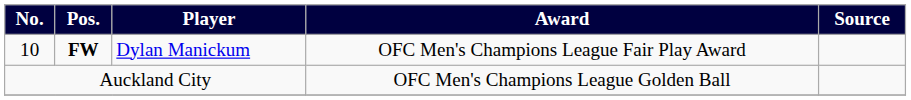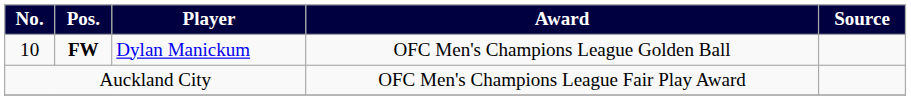(562, 49) OFC Men's Champions League Fair Play Award -> (562, 49) OFC Men's Champions League Golden Ball
(562, 79) OFC Men's Champions League Golden Ball -> (562, 79) OFC Men's Champions League Fair Play Award
